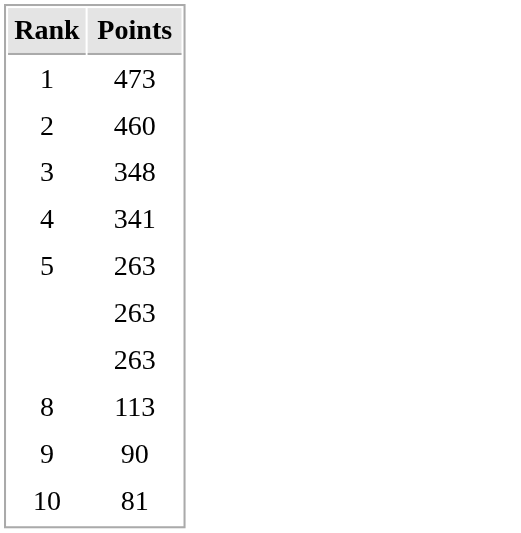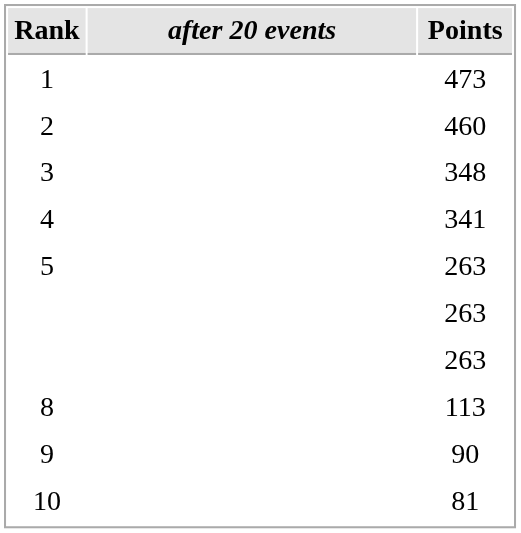+ column: (252, 30)
